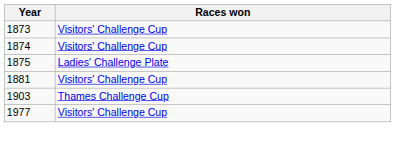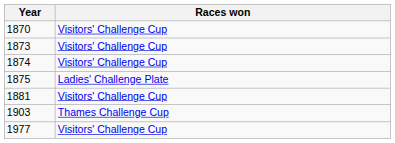+ row: (19, 29)
